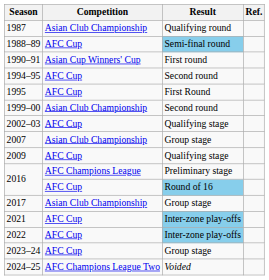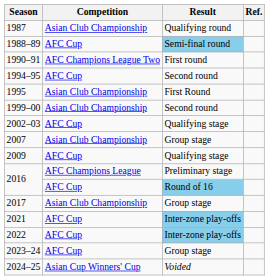(93, 60) Asian Cup Winners' Cup -> (102, 60) AFC Champions League Two
(63, 92) AFC Cup -> (96, 92) Asian Club Championship
(102, 267) AFC Champions League Two -> (93, 267) Asian Cup Winners' Cup
